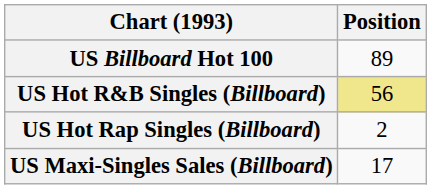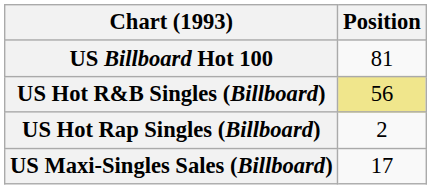(382, 58) 89 -> (382, 58) 81
